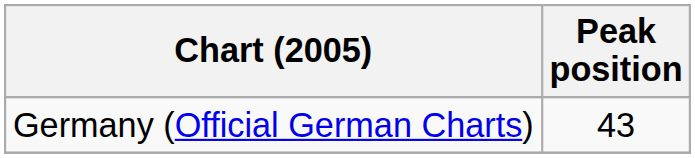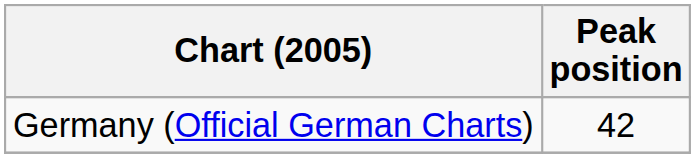(616, 124) 43 -> (616, 124) 42
